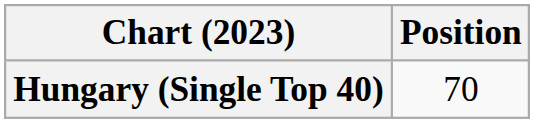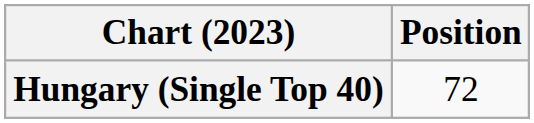(461, 88) 70 -> (461, 88) 72
